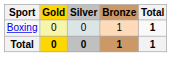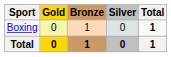columns swapped: (84, 12) <-> (119, 12)
